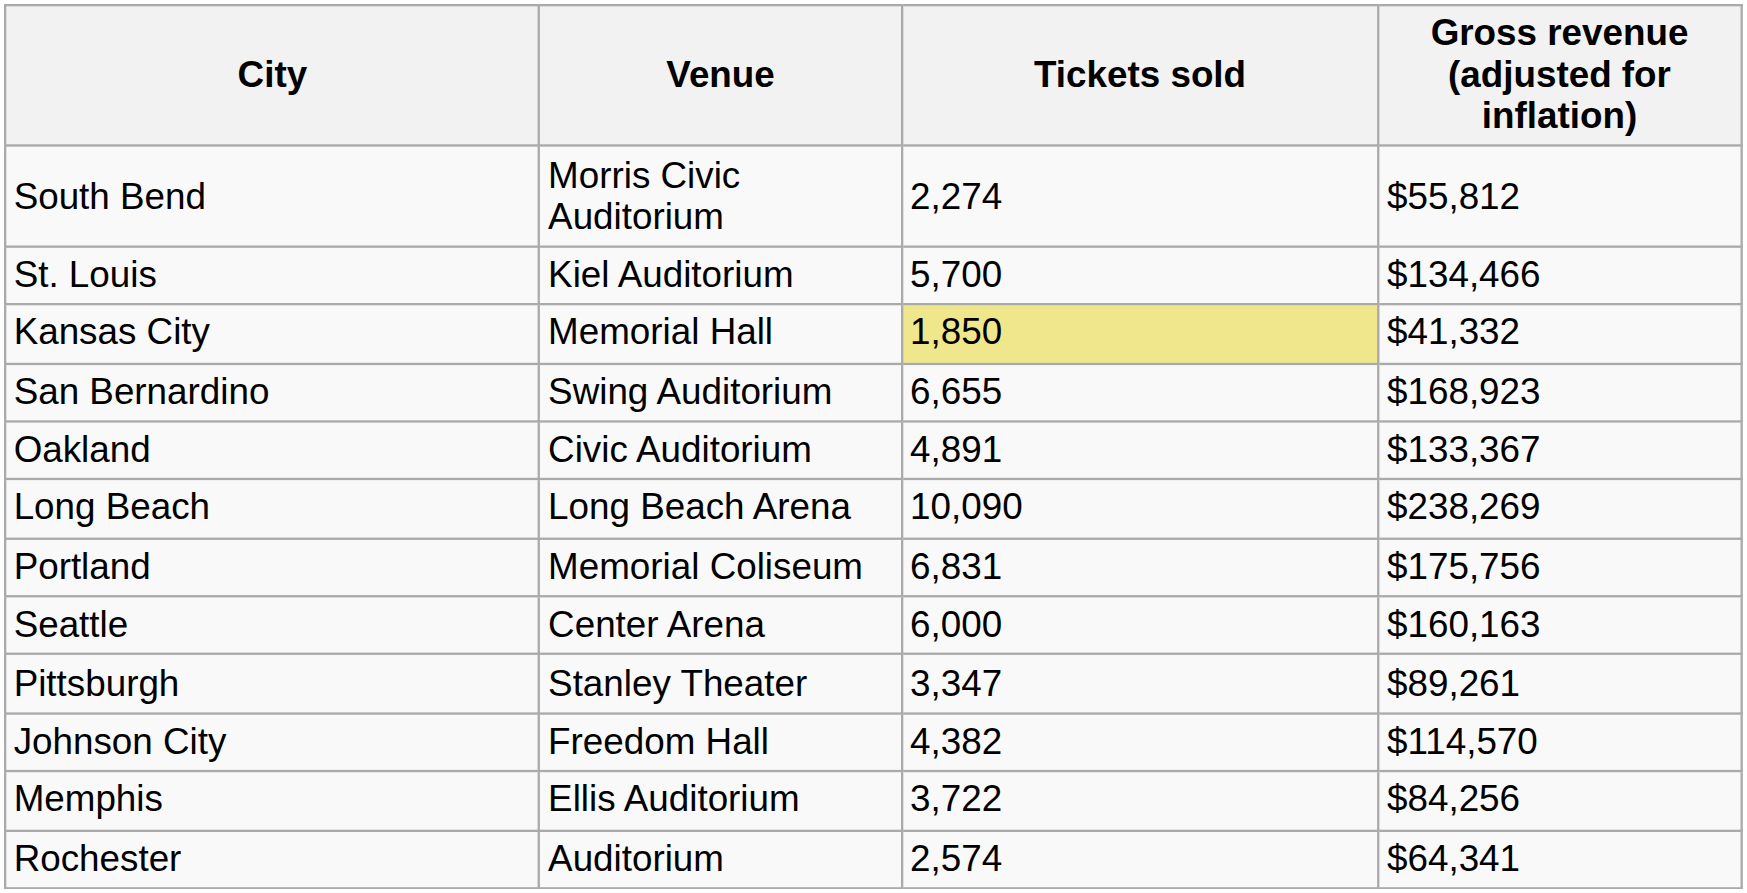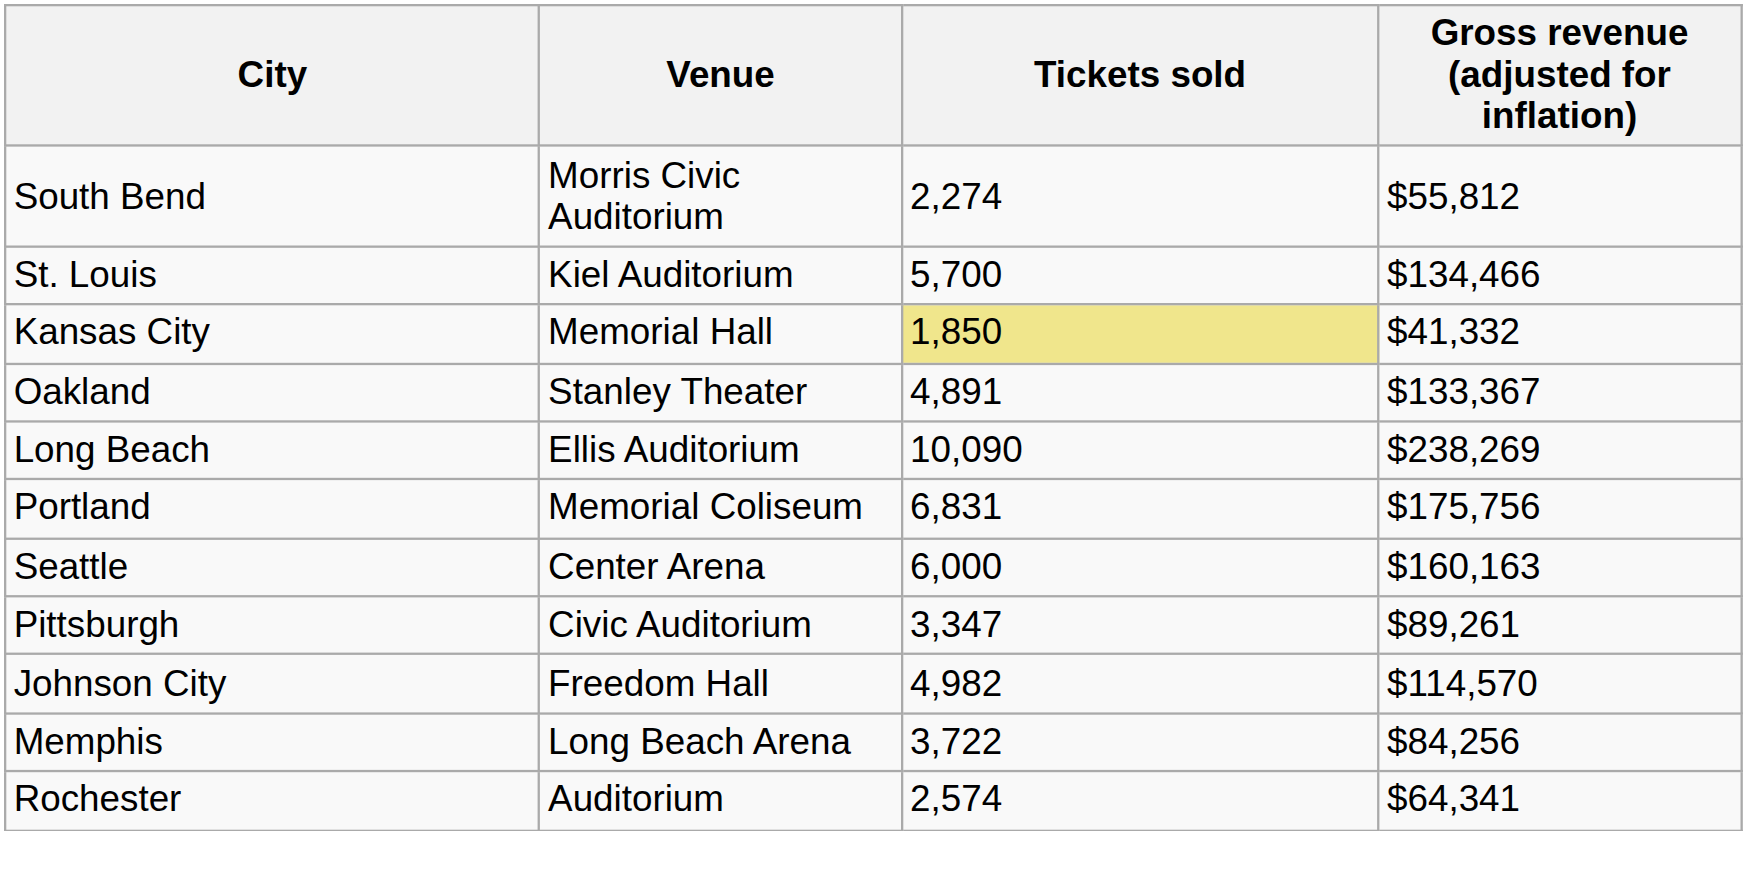- row: (141, 391)
(680, 449) Civic Auditorium -> (678, 391) Stanley Theater
(700, 508) Long Beach Arena -> (674, 449) Ellis Auditorium
(678, 683) Stanley Theater -> (680, 624) Civic Auditorium
(956, 741) 4,382 -> (956, 683) 4,982
(674, 799) Ellis Auditorium -> (700, 741) Long Beach Arena
